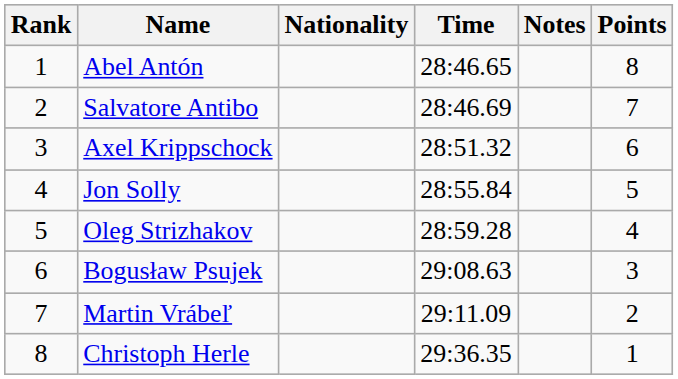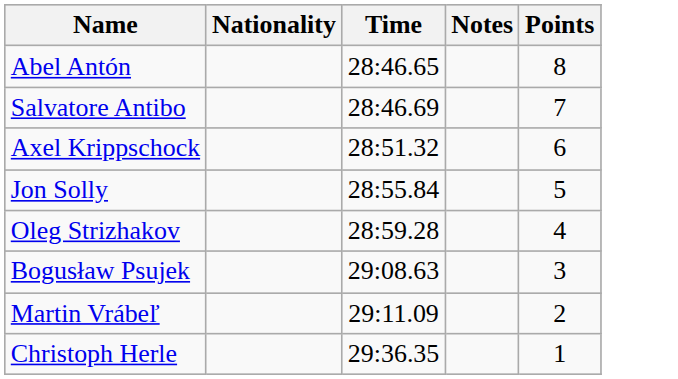- column: (41, 25)
